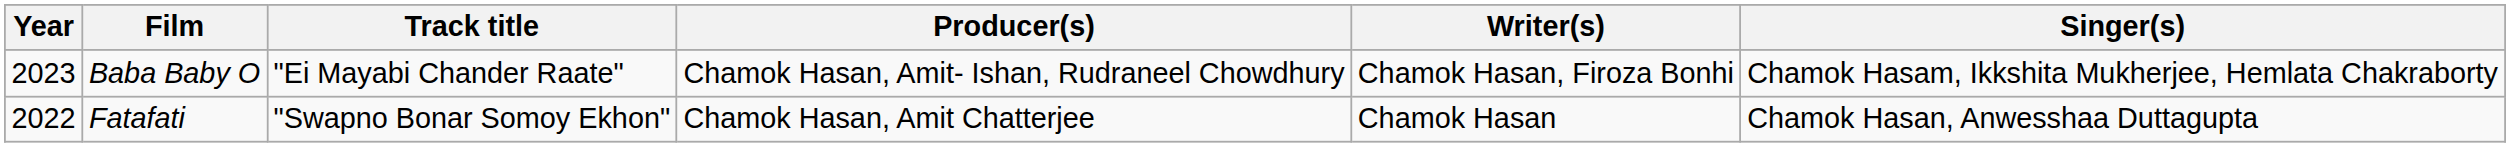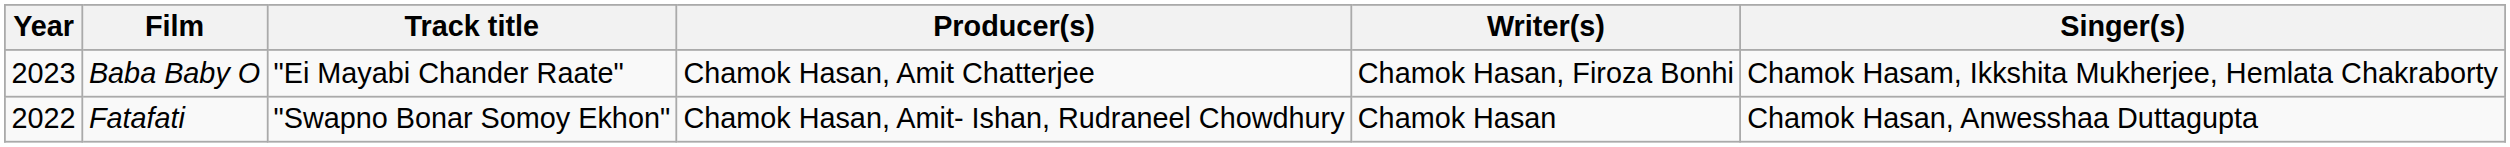(1014, 73) Chamok Hasan, Amit- Ishan, Rudraneel Chowdhury -> (889, 73) Chamok Hasan, Amit Chatterjee
(889, 118) Chamok Hasan, Amit Chatterjee -> (1014, 118) Chamok Hasan, Amit- Ishan, Rudraneel Chowdhury
